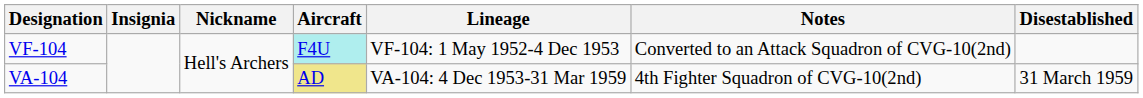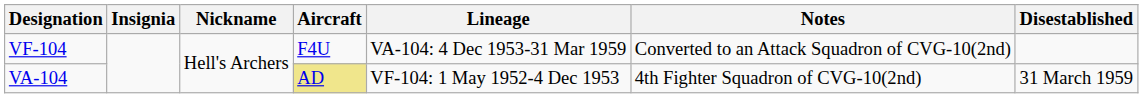(314, 48) paleturquoise background -> (314, 48) no background
(495, 48) VF-104: 1 May 1952-4 Dec 1953 -> (498, 48) VA-104: 4 Dec 1953-31 Mar 1959
(498, 78) VA-104: 4 Dec 1953-31 Mar 1959 -> (495, 78) VF-104: 1 May 1952-4 Dec 1953
